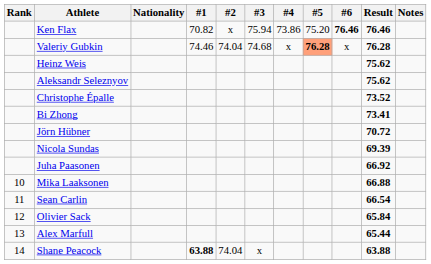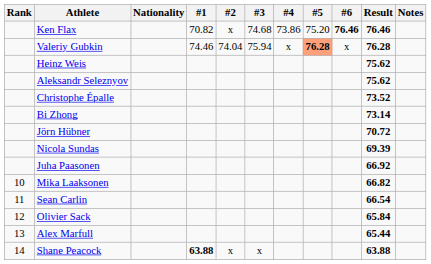(259, 30) 75.94 -> (259, 30) 74.68
(259, 47) 74.68 -> (259, 47) 75.94
(378, 115) 73.41 -> (378, 115) 73.14
(378, 183) 66.88 -> (378, 183) 66.82
(230, 251) 74.04 -> (230, 251) x
